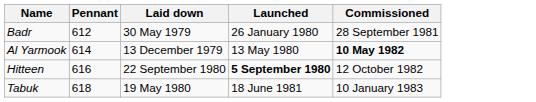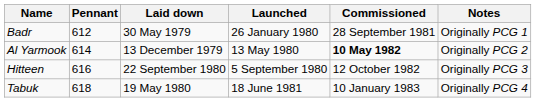+ column: (484, 13)
(281, 69) bold -> (279, 69) normal
